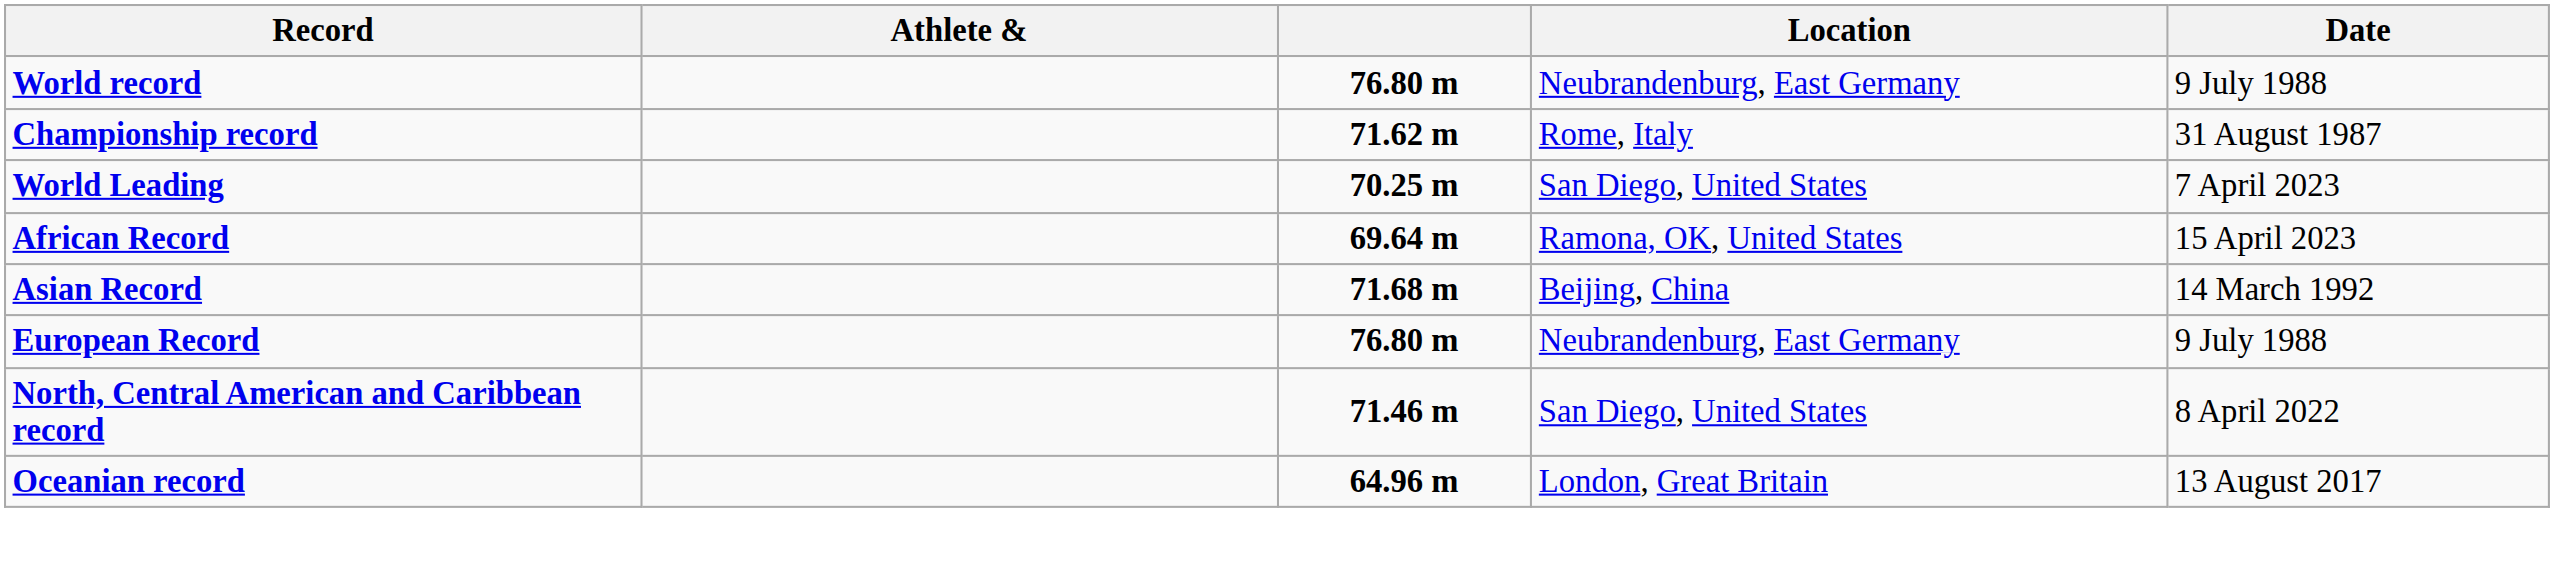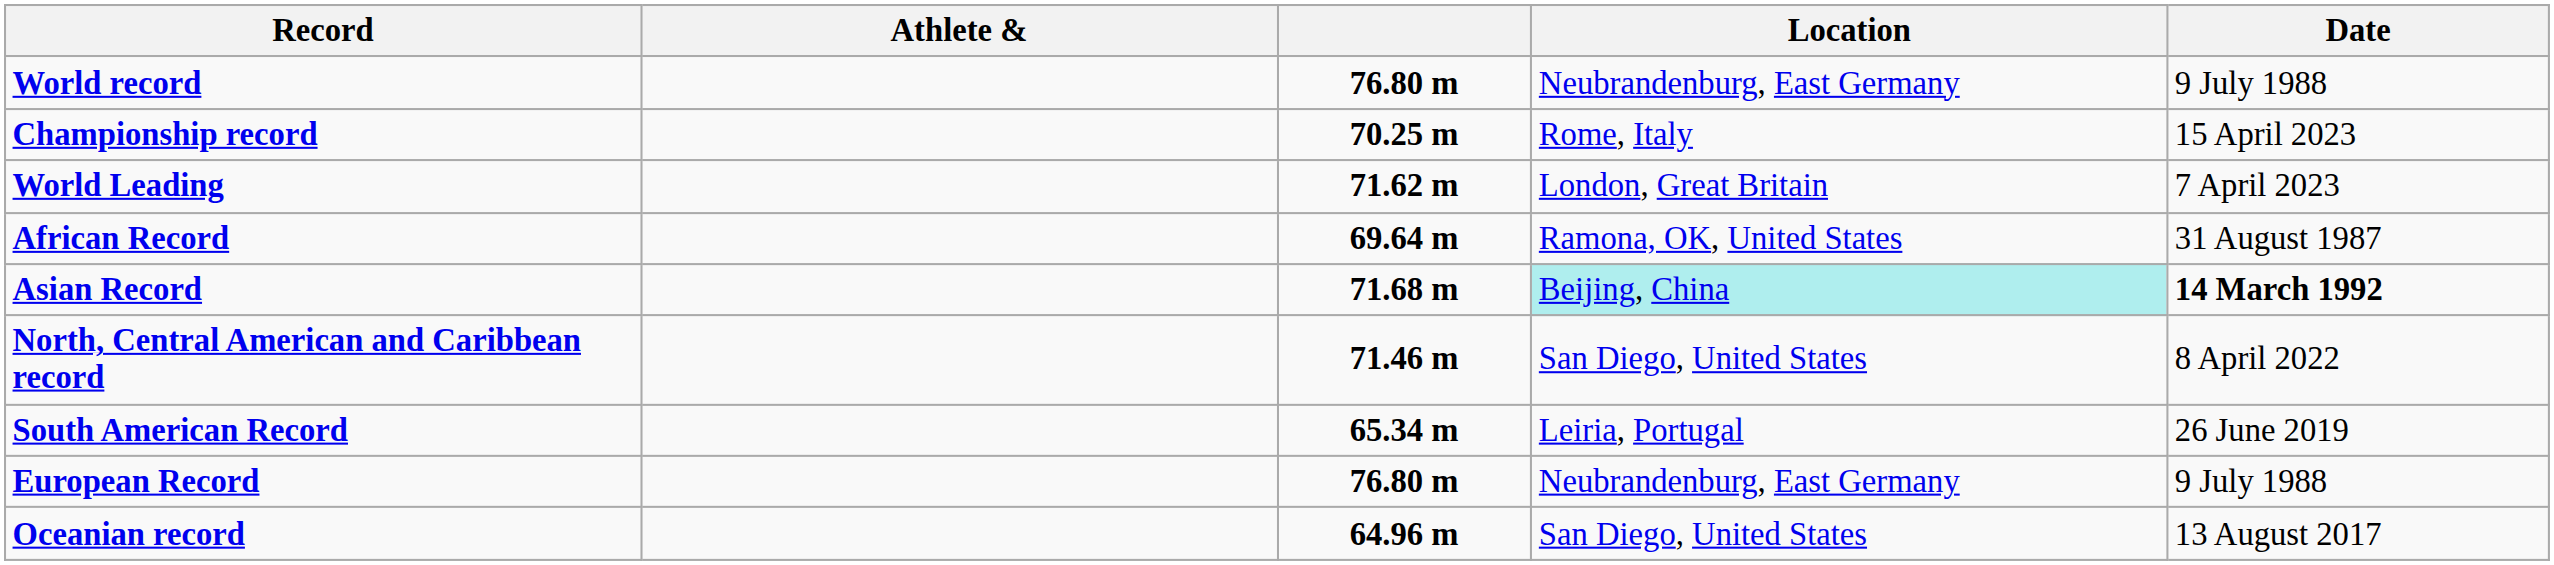(1404, 133) 71.62 m -> (1404, 133) 70.25 m
(2278, 133) 31 August 1987 -> (2265, 133) 15 April 2023
(1404, 185) 70.25 m -> (1404, 185) 71.62 m
(1703, 185) San Diego, United States -> (1683, 185) London, Great Britain
(2265, 237) 15 April 2023 -> (2278, 237) 31 August 1987
(1634, 289) no background -> (1634, 289) paleturquoise background
(2275, 289) normal -> (2279, 289) bold
rows swapped: (297, 411) <-> (136, 340)
+ row: (180, 429)
(1683, 481) London, Great Britain -> (1703, 532) San Diego, United States
